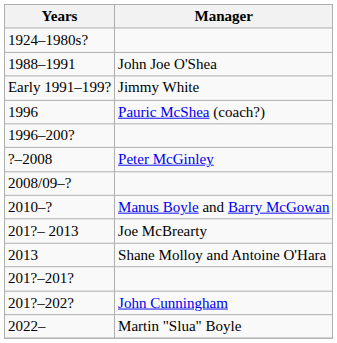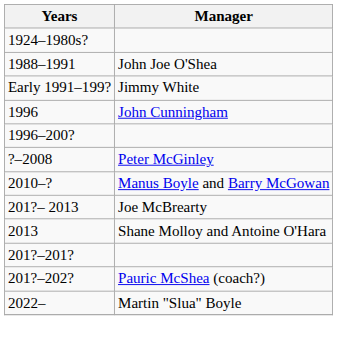(192, 111) Pauric McShea (coach?) -> (173, 111) John Cunningham
- row: (40, 183)
(173, 302) John Cunningham -> (192, 278) Pauric McShea (coach?)
